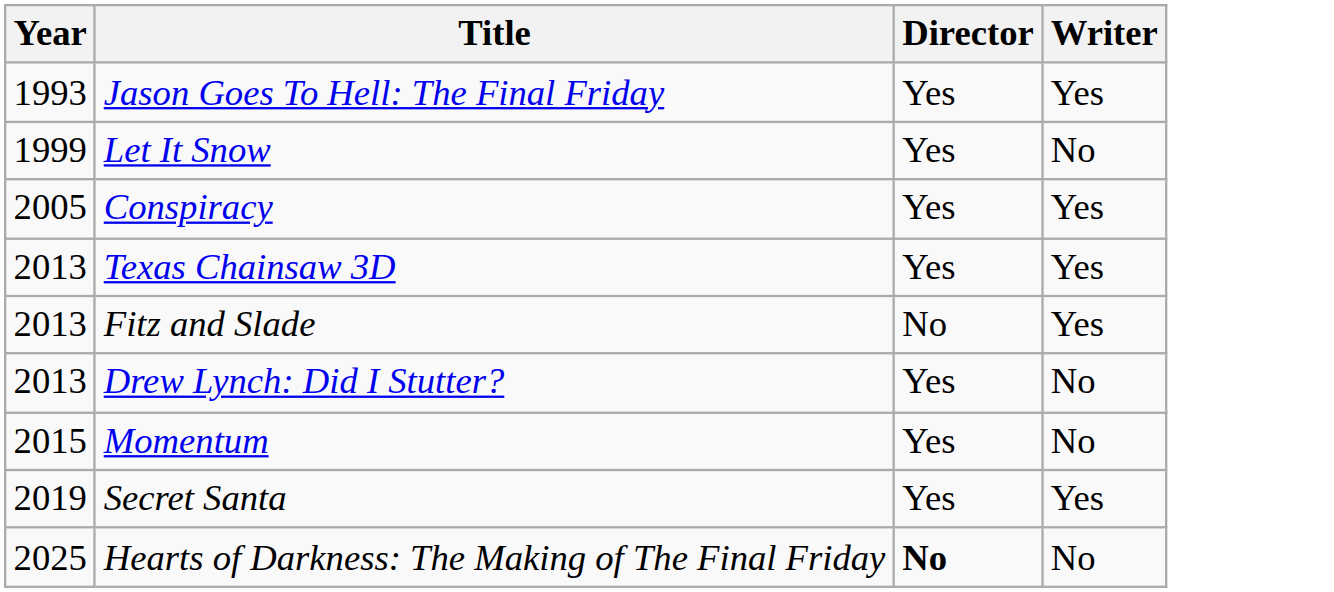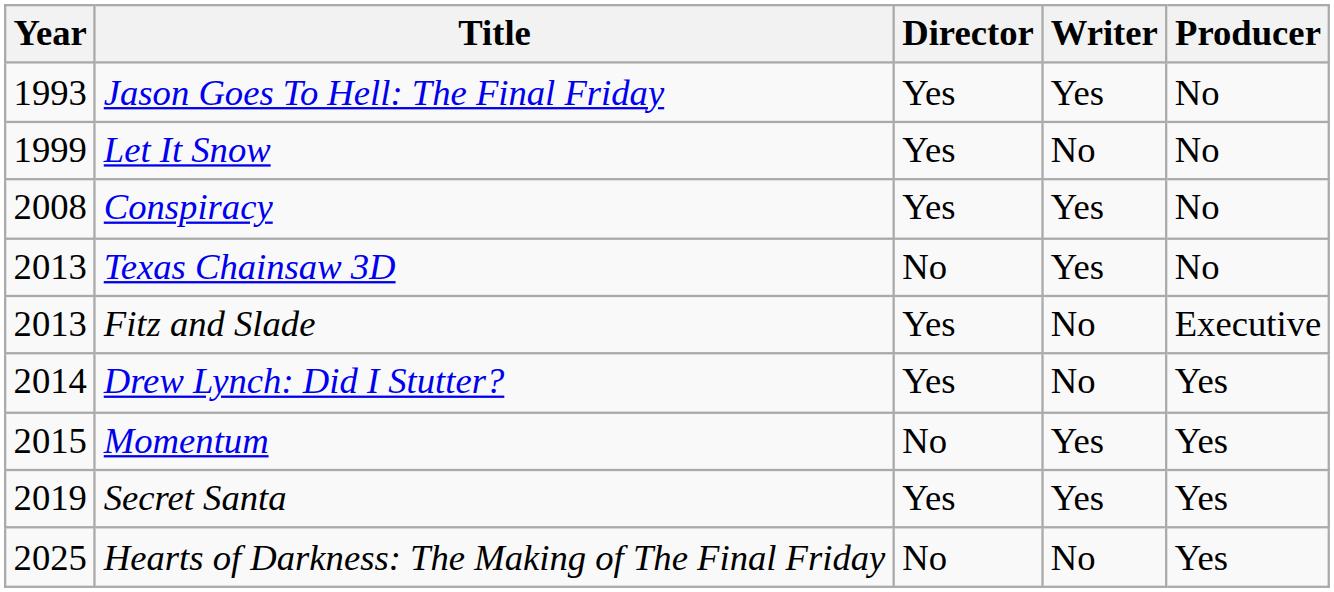+ column: (1248, 33)
(50, 207) 2005 -> (50, 207) 2008
(929, 265) Yes -> (925, 265) No
(925, 324) No -> (929, 324) Yes
(1077, 324) Yes -> (1073, 324) No
(50, 382) 2013 -> (50, 382) 2014
(929, 440) Yes -> (925, 440) No
(1073, 440) No -> (1077, 440) Yes
(925, 556) bold -> (925, 556) normal
